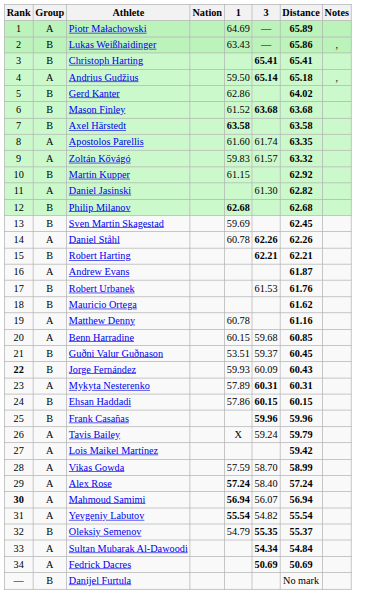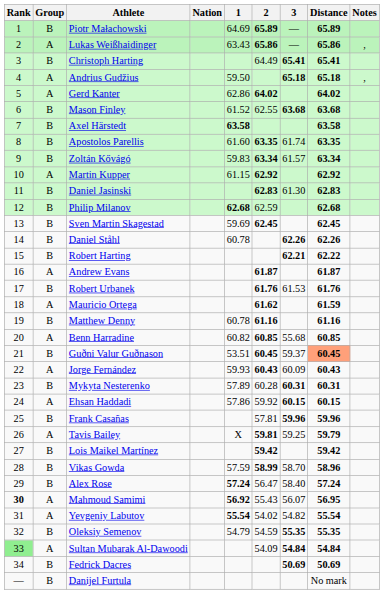+ column: (266, 12)
(50, 28) A -> (50, 28) B
(50, 45) B -> (50, 45) A
(266, 77) 65.14 -> (294, 77) 65.18
(50, 93) B -> (50, 93) A
(50, 142) A -> (50, 142) B
(50, 158) A -> (50, 158) B
(301, 158) 63.32 -> (329, 158) 63.34
(50, 175) B -> (50, 175) A
(50, 191) A -> (50, 191) B
(301, 191) 62.82 -> (329, 191) 62.83
(50, 239) A -> (50, 239) B
(301, 256) 62.21 -> (329, 256) 62.22
(50, 304) B -> (50, 304) A
(301, 304) 61.62 -> (329, 304) 61.59
(50, 321) A -> (50, 321) B
(238, 337) 60.15 -> (238, 337) 60.82
(266, 337) 59.68 -> (294, 337) 55.68
(301, 353) no background -> (329, 353) lightsalmon background
(19, 369) bold -> (19, 369) normal
(50, 369) B -> (50, 369) A
(50, 386) A -> (50, 386) B
(50, 402) B -> (50, 402) A
(266, 434) 59.24 -> (294, 434) 59.25
(50, 451) A -> (50, 451) B
(50, 467) A -> (50, 467) B
(301, 467) 58.99 -> (329, 467) 58.96
(50, 483) A -> (50, 483) B
(238, 499) 56.94 -> (238, 499) 56.92
(301, 499) 56.94 -> (329, 499) 56.95
(301, 532) 55.37 -> (329, 532) 55.35
(19, 548) no background -> (19, 548) lightgreen background
(266, 548) 54.34 -> (294, 548) 54.84
(50, 564) A -> (50, 564) B
